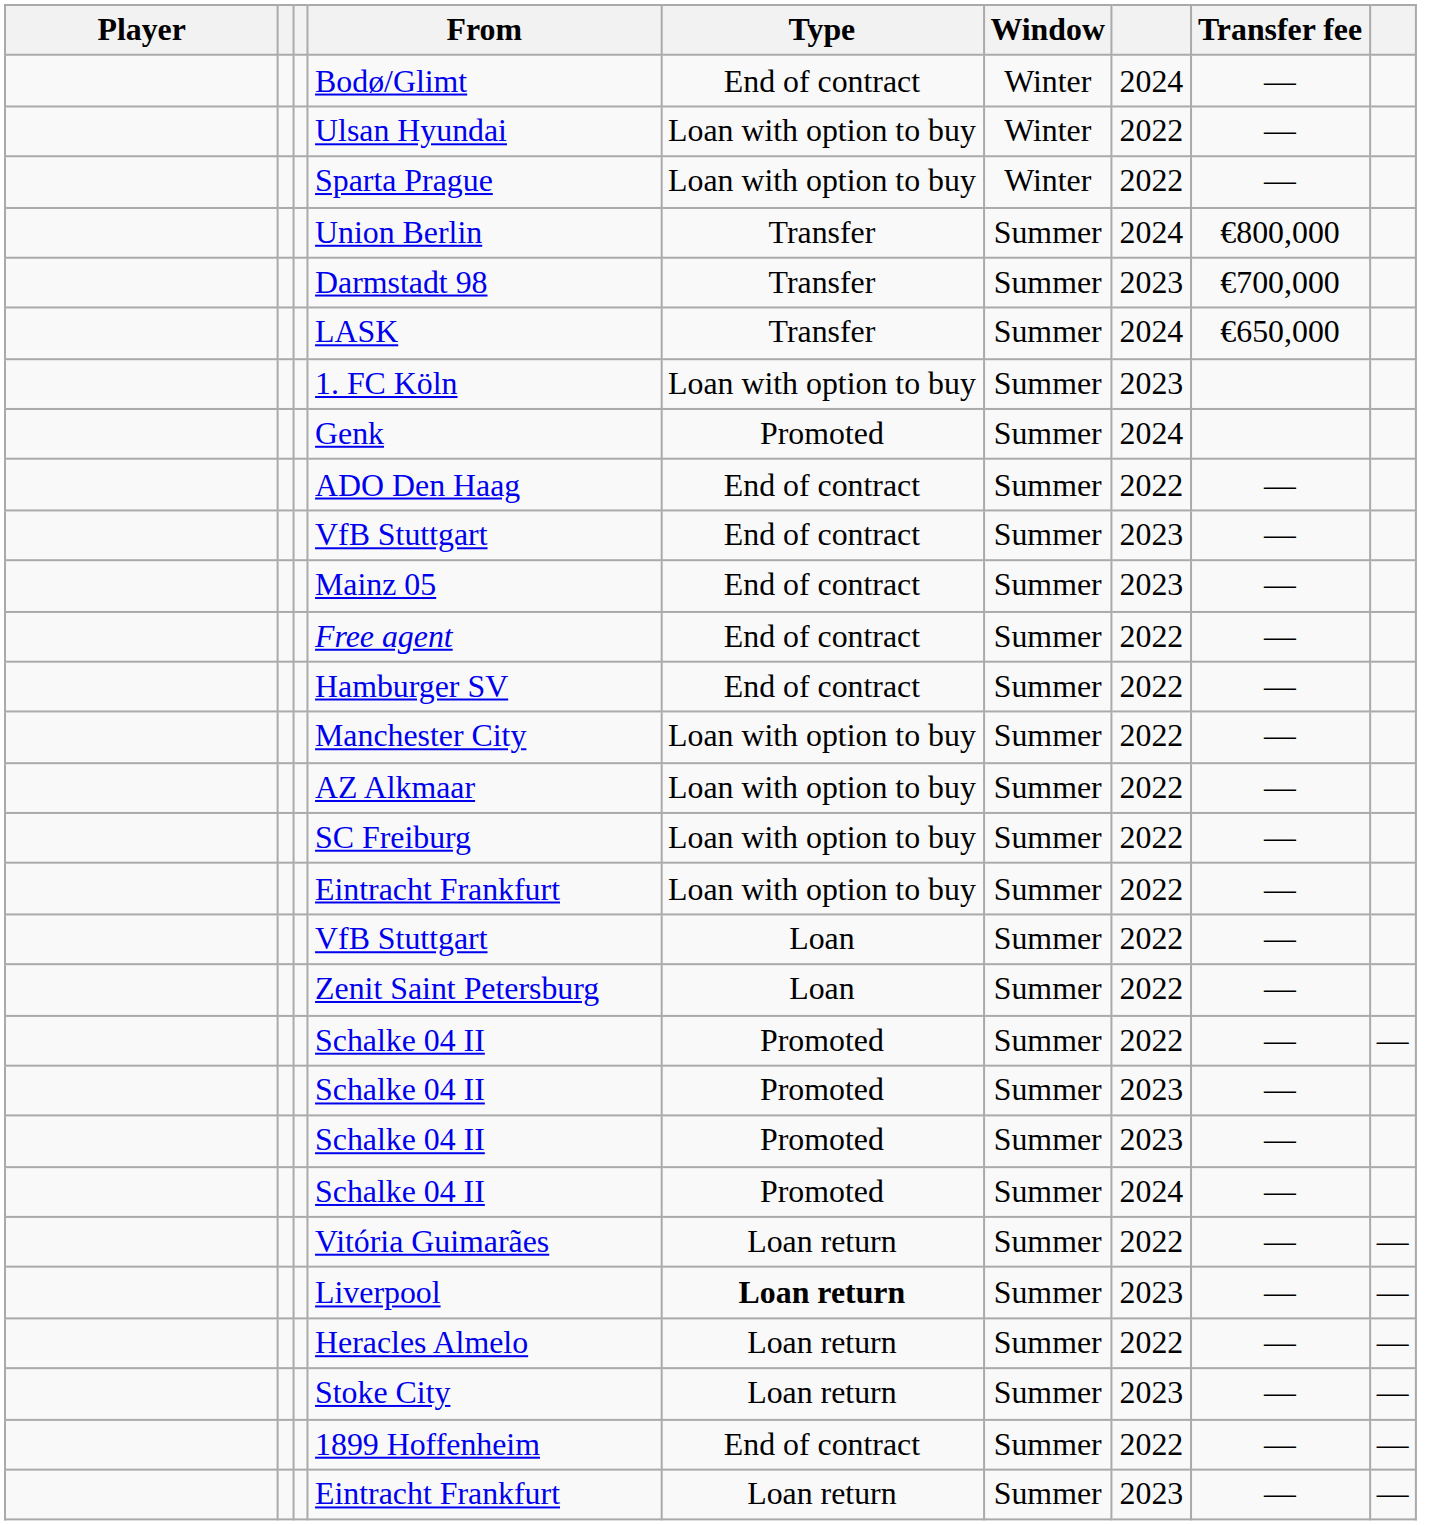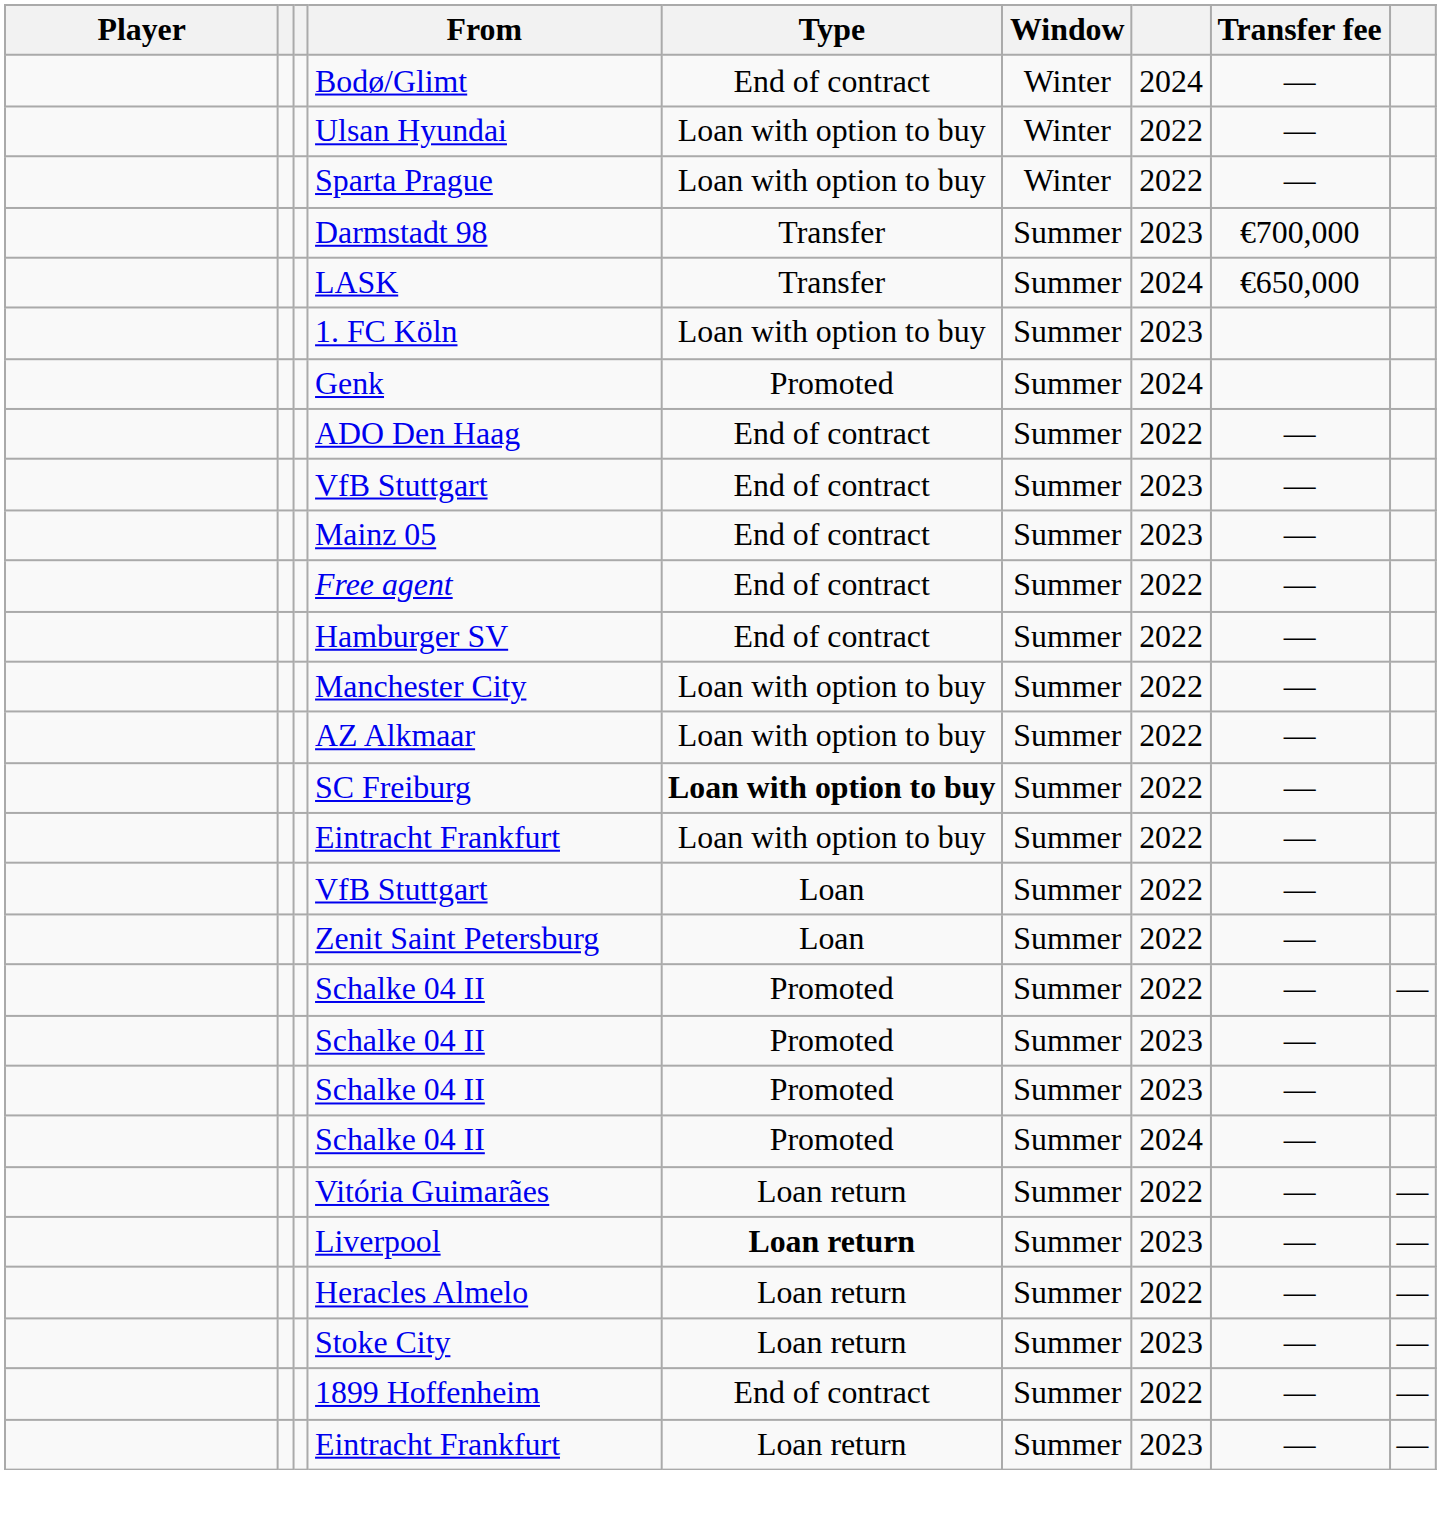- row: (142, 232)
(822, 837) normal -> (832, 787) bold
